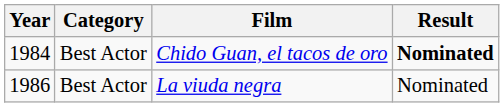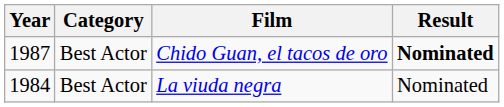(30, 53) 1984 -> (30, 53) 1987
(30, 85) 1986 -> (30, 85) 1984
